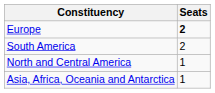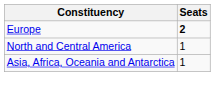- row: (41, 46)
